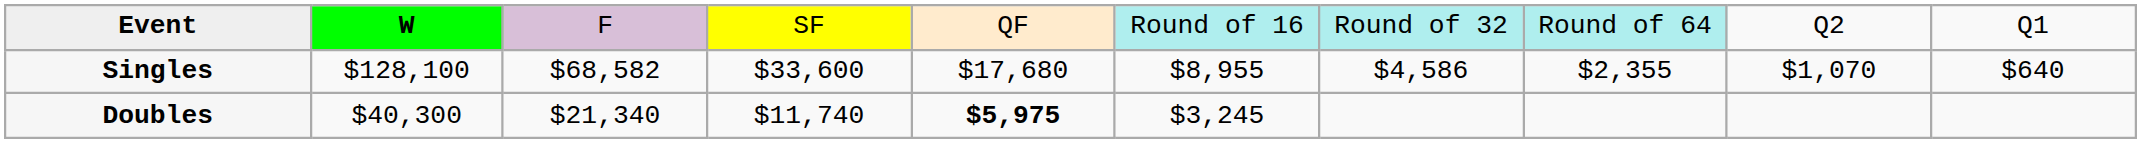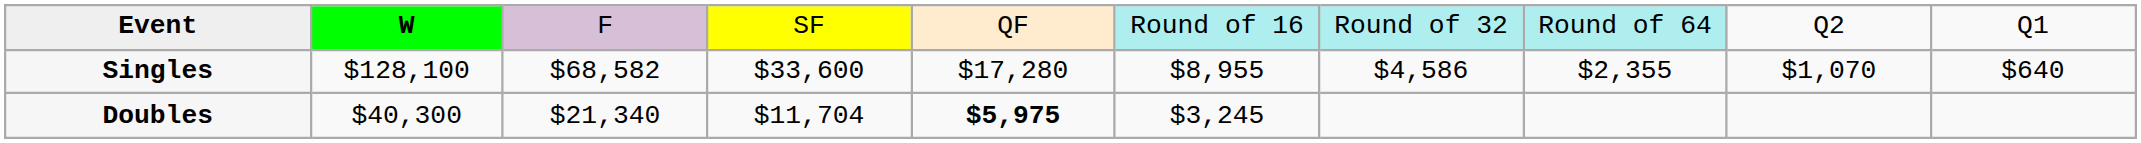(1013, 71) $17,680 -> (1013, 71) $17,280
(809, 115) $11,740 -> (809, 115) $11,704
